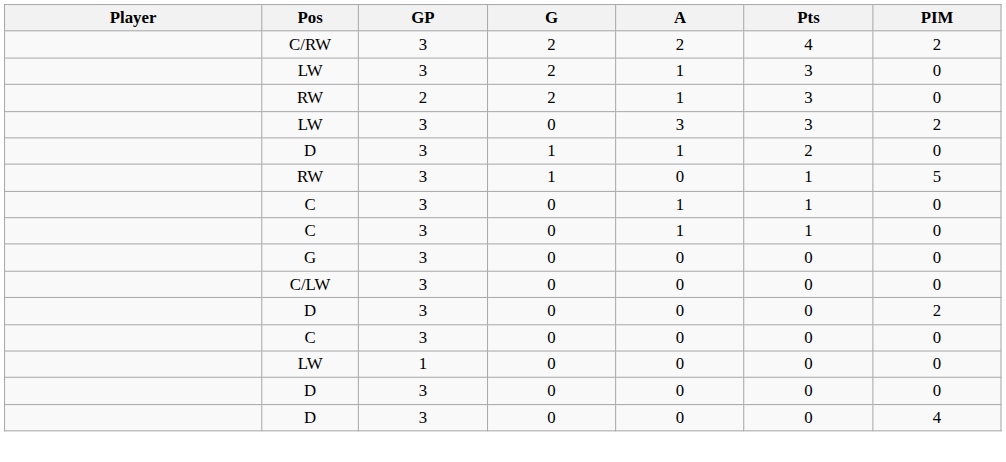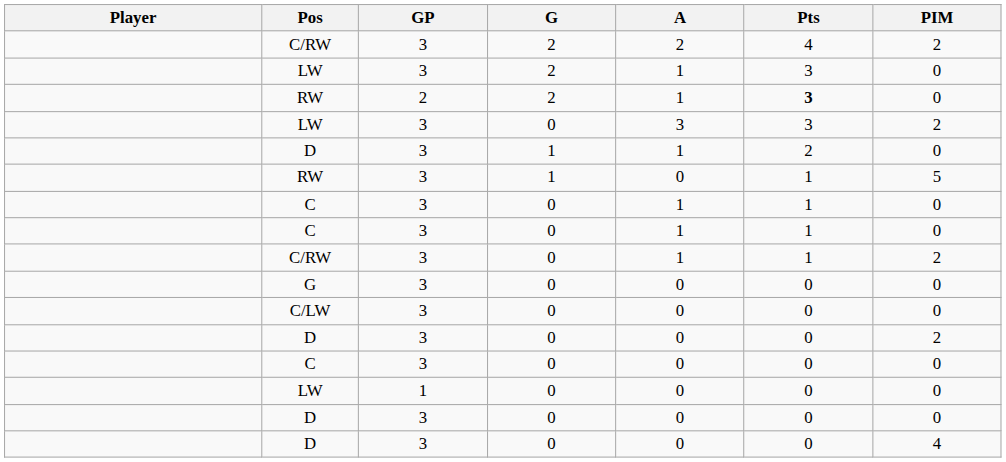(808, 97) normal -> (808, 97) bold
+ row: (310, 257)
